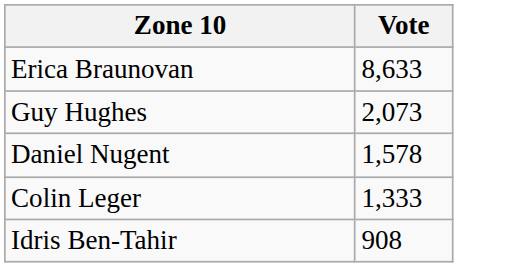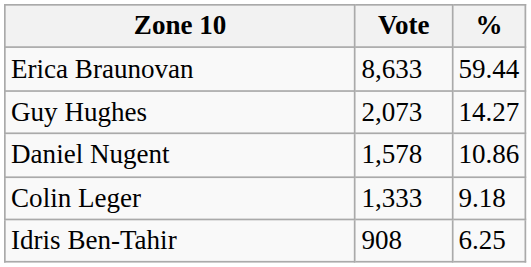+ column: (489, 25)
